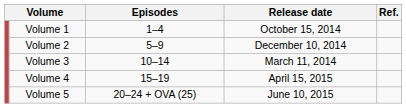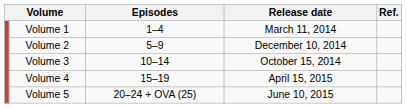(300, 29) October 15, 2014 -> (301, 29) March 11, 2014
(301, 62) March 11, 2014 -> (300, 62) October 15, 2014
